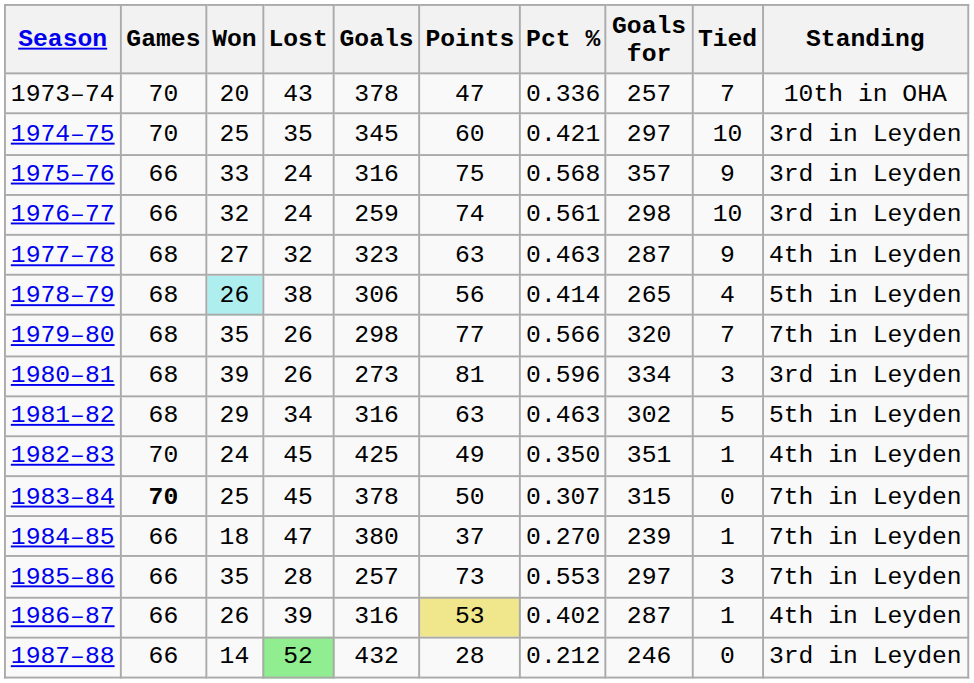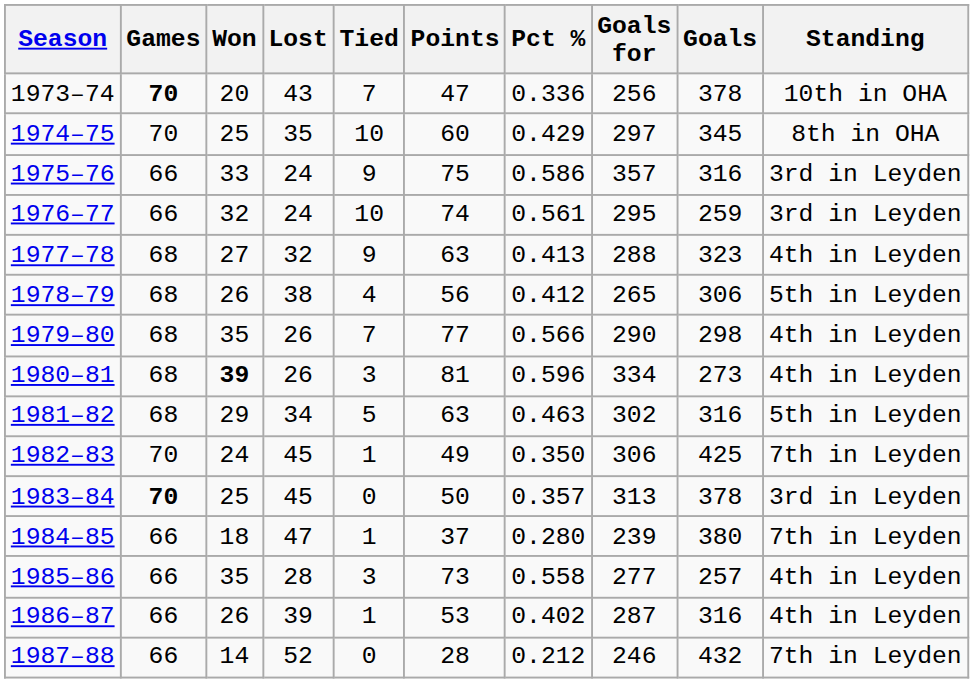columns swapped: (728, 39) <-> (377, 39)
(163, 94) normal -> (163, 94) bold
(649, 94) 257 -> (634, 94) 256
(563, 134) 0.421 -> (548, 134) 0.429
(865, 134) 3rd in Leyden -> (865, 134) 8th in OHA
(563, 174) 0.568 -> (548, 174) 0.586
(649, 215) 298 -> (634, 215) 295
(563, 255) 0.463 -> (548, 255) 0.413
(649, 255) 287 -> (634, 255) 288
(234, 295) paleturquoise background -> (234, 295) no background
(563, 295) 0.414 -> (548, 295) 0.412
(649, 335) 320 -> (634, 335) 290
(865, 335) 7th in Leyden -> (865, 335) 4th in Leyden
(234, 376) normal -> (234, 376) bold
(865, 376) 3rd in Leyden -> (865, 376) 4th in Leyden
(649, 456) 351 -> (634, 456) 306
(865, 456) 4th in Leyden -> (865, 456) 7th in Leyden
(563, 496) 0.307 -> (548, 496) 0.357
(649, 496) 315 -> (634, 496) 313
(865, 496) 7th in Leyden -> (865, 496) 3rd in Leyden
(563, 537) 0.270 -> (548, 537) 0.280
(563, 577) 0.553 -> (548, 577) 0.558
(649, 577) 297 -> (634, 577) 277
(865, 577) 7th in Leyden -> (865, 577) 4th in Leyden
(470, 617) khaki background -> (455, 617) no background
(298, 657) lightgreen background -> (298, 657) no background
(865, 657) 3rd in Leyden -> (865, 657) 7th in Leyden
